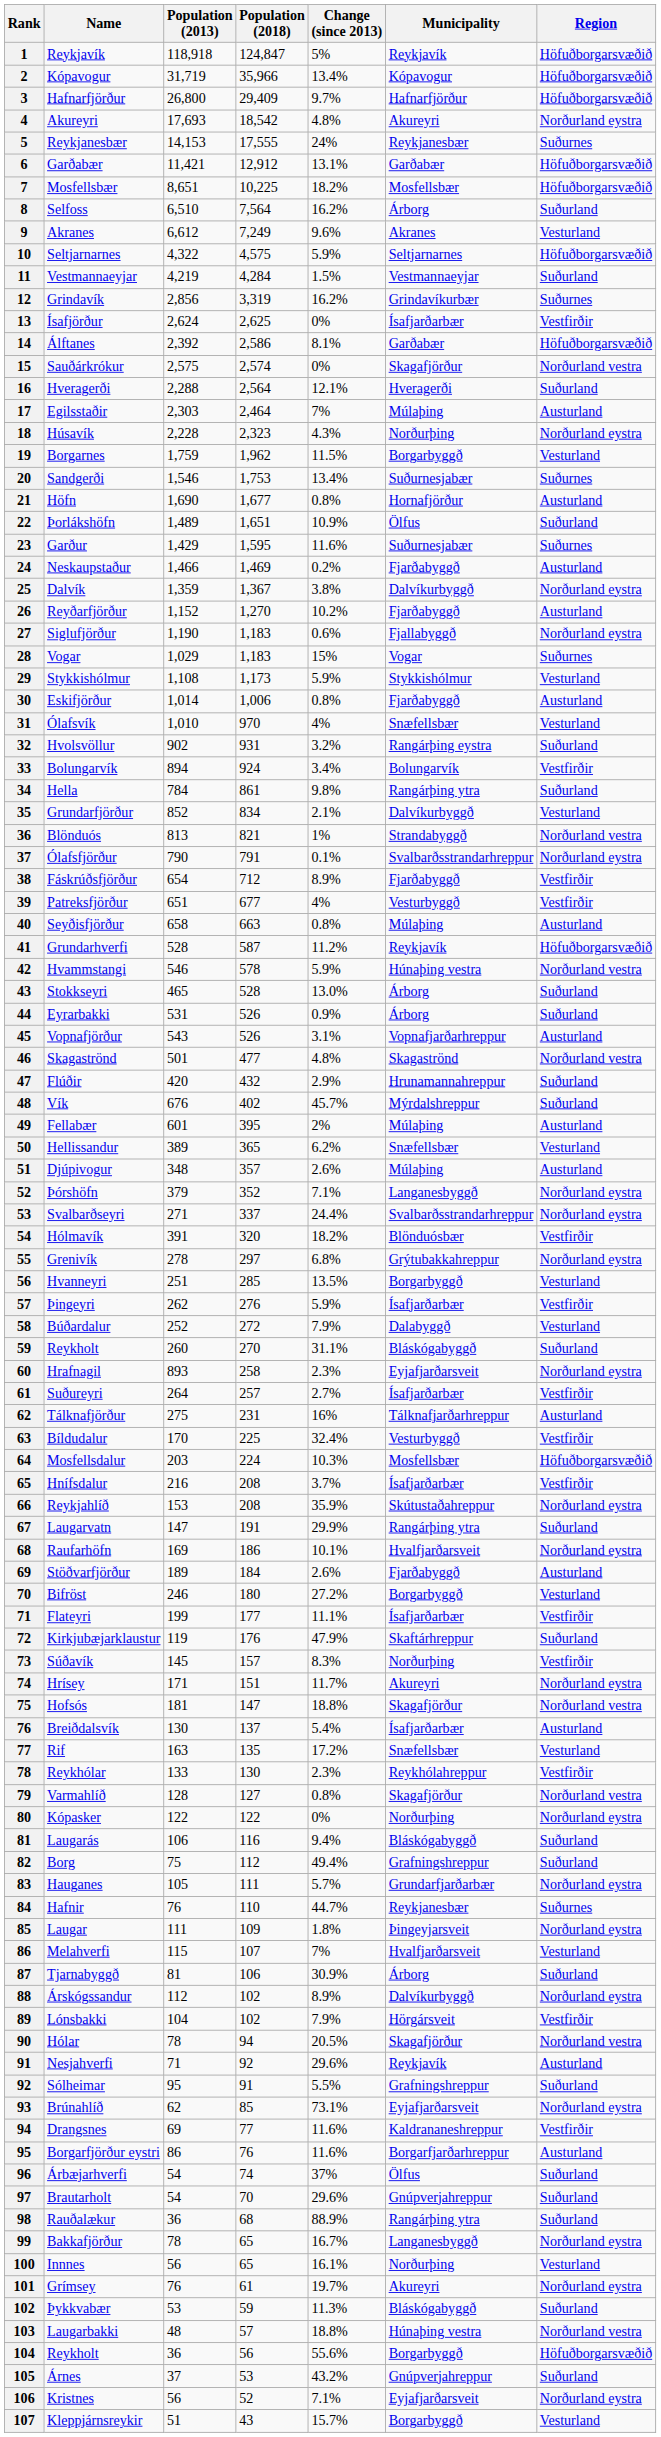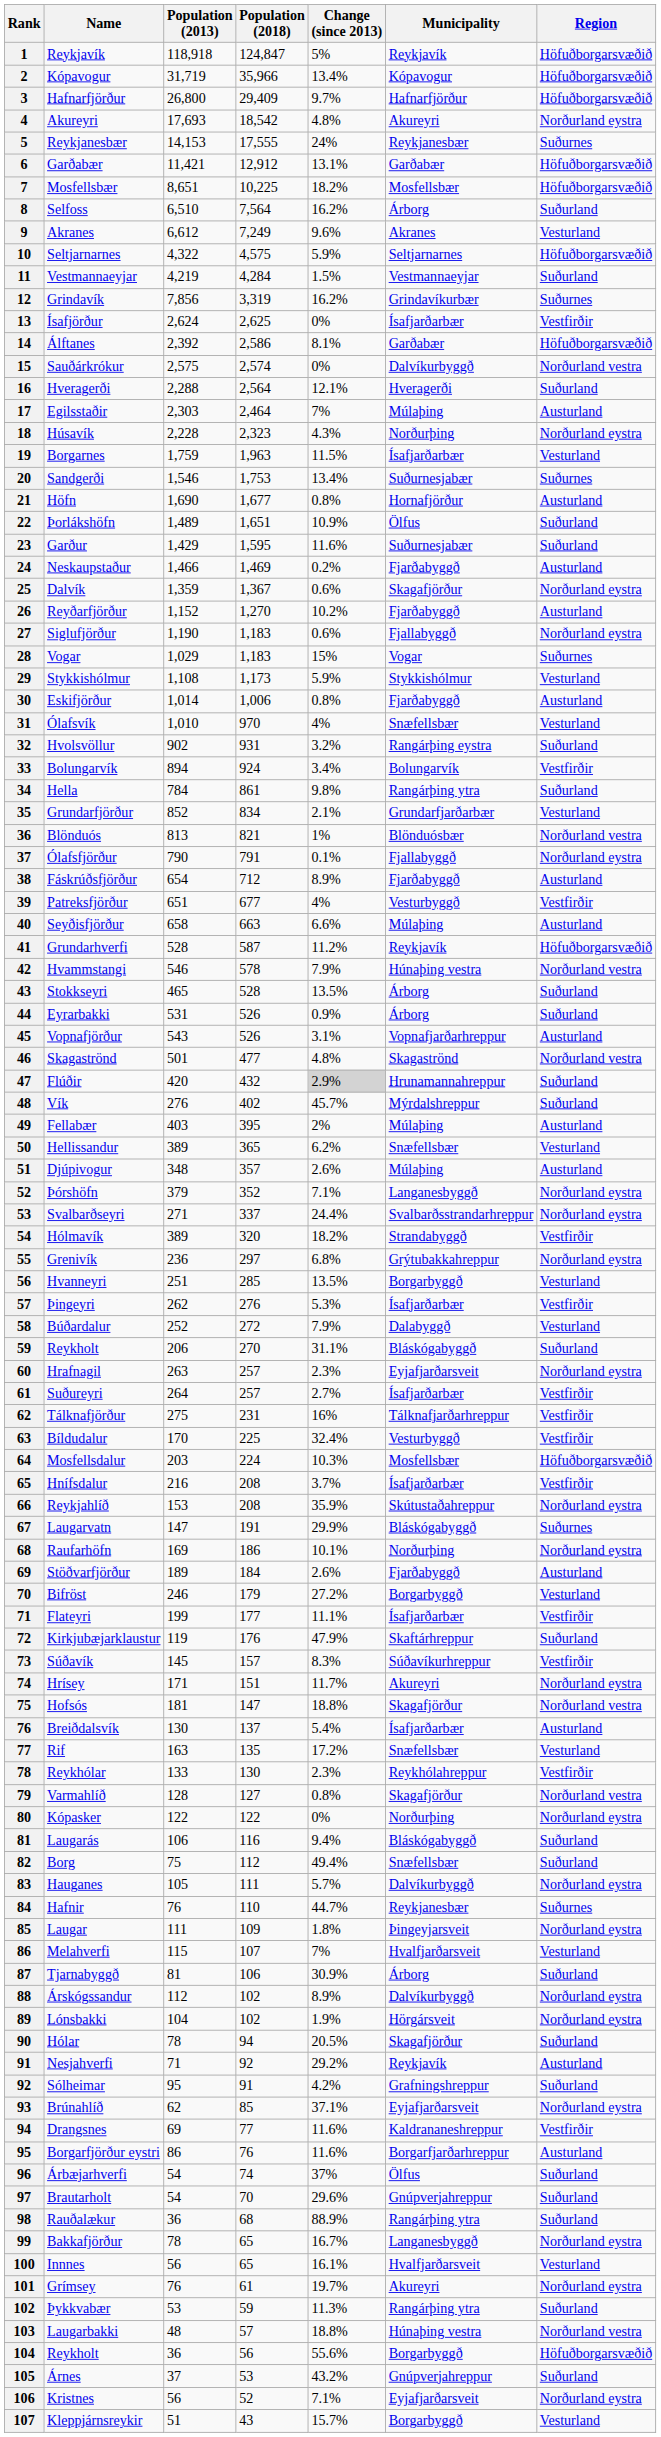(183, 299) 2,856 -> (183, 299) 7,856
(425, 366) Skagafjörður -> (431, 366) Dalvíkurbyggð
(255, 455) 1,962 -> (255, 455) 1,963
(426, 455) Borgarbyggð -> (426, 455) Ísafjarðarbær
(566, 545) Suðurnes -> (569, 545) Suðurland
(326, 589) 3.8% -> (326, 589) 0.6%
(431, 589) Dalvíkurbyggð -> (425, 589) Skagafjörður
(431, 813) Dalvíkurbyggð -> (441, 813) Grundarfjarðarbær
(428, 835) Strandabyggð -> (426, 835) Blönduósbær
(461, 857) Svalbarðsstrandarhreppur -> (422, 857) Fjallabyggð
(566, 880) Vestfirðir -> (571, 880) Austurland
(326, 924) 0.8% -> (326, 924) 6.6%
(326, 969) 5.9% -> (326, 969) 7.9%
(330, 991) 13.0% -> (330, 991) 13.5%
(326, 1081) no background -> (326, 1081) lightgrey background
(178, 1103) 676 -> (178, 1103) 276
(178, 1125) 601 -> (178, 1125) 403
(178, 1237) 391 -> (178, 1237) 389
(426, 1237) Blönduósbær -> (428, 1237) Strandabyggð
(178, 1259) 278 -> (178, 1259) 236
(326, 1304) 5.9% -> (326, 1304) 5.3%
(178, 1348) 260 -> (178, 1348) 206
(178, 1371) 893 -> (178, 1371) 263
(250, 1371) 258 -> (250, 1371) 257
(571, 1415) Austurland -> (566, 1415) Vestfirðir
(434, 1527) Rangárþing ytra -> (432, 1527) Bláskógabyggð
(569, 1527) Suðurland -> (566, 1527) Suðurnes
(434, 1549) Hvalfjarðarsveit -> (422, 1549) Norðurþing
(250, 1594) 180 -> (250, 1594) 179
(422, 1661) Norðurþing -> (439, 1661) Súðavíkurhreppur
(439, 1862) Grafningshreppur -> (423, 1862) Snæfellsbær
(441, 1884) Grundarfjarðarbær -> (431, 1884) Dalvíkurbyggð
(326, 2018) 7.9% -> (326, 2018) 1.9%
(566, 2018) Vestfirðir -> (591, 2018) Norðurland eystra
(591, 2041) Norðurland vestra -> (569, 2041) Suðurland
(330, 2063) 29.6% -> (330, 2063) 29.2%
(326, 2085) 5.5% -> (326, 2085) 4.2%
(330, 2108) 73.1% -> (330, 2108) 37.1%
(422, 2264) Norðurþing -> (434, 2264) Hvalfjarðarsveit
(432, 2309) Bláskógabyggð -> (434, 2309) Rangárþing ytra
